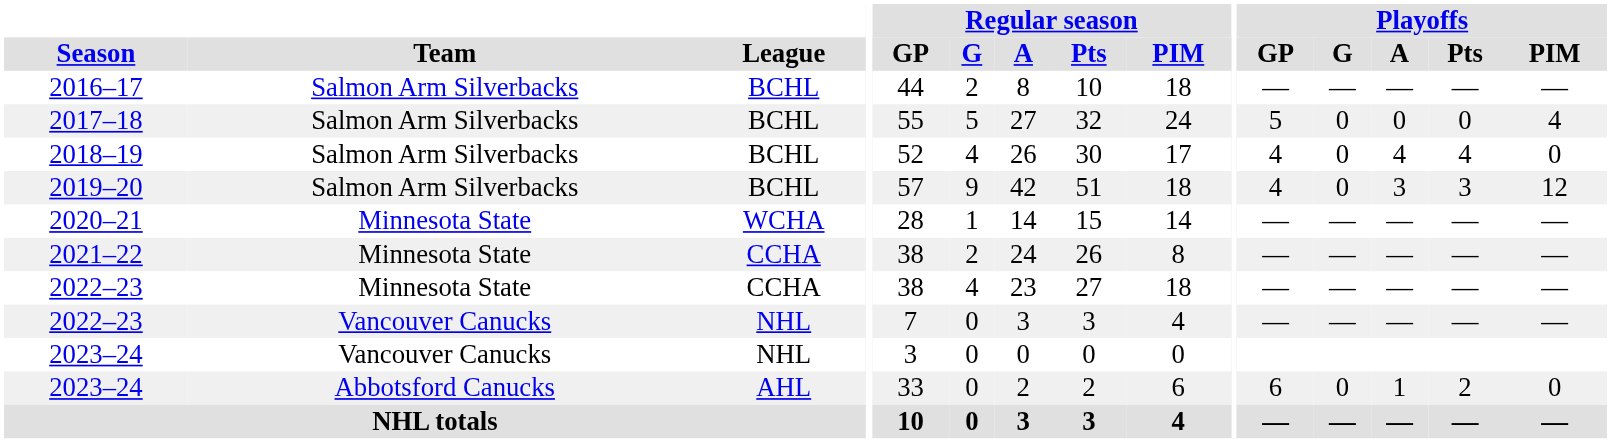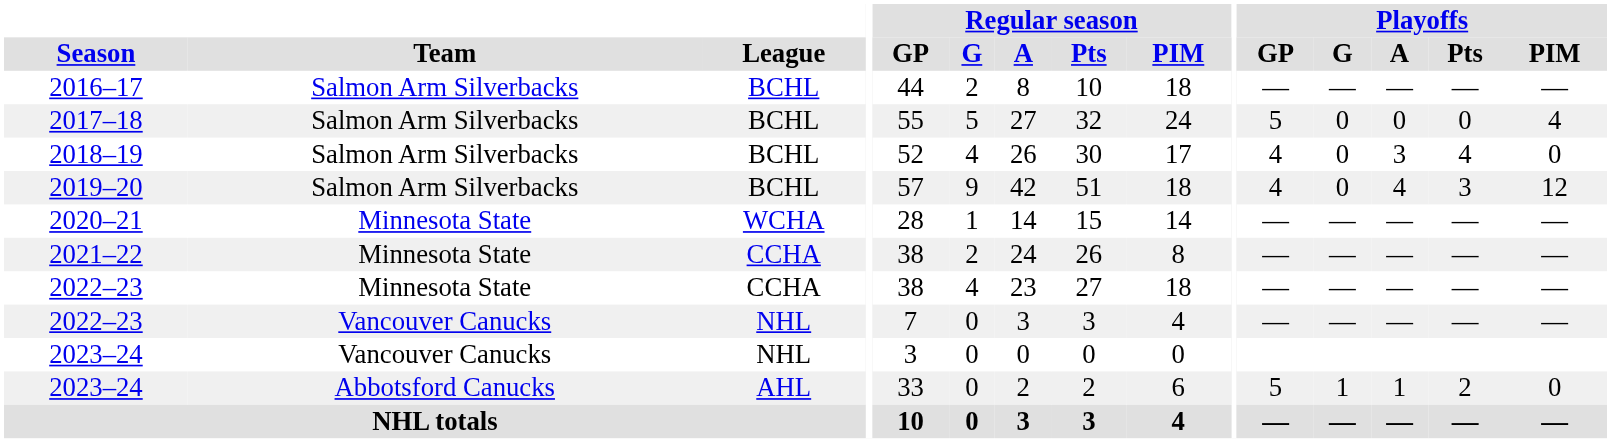(1400, 153) 4 -> (1400, 153) 3
(1400, 187) 3 -> (1400, 187) 4
(1276, 387) 6 -> (1276, 387) 5
(1342, 387) 0 -> (1342, 387) 1
